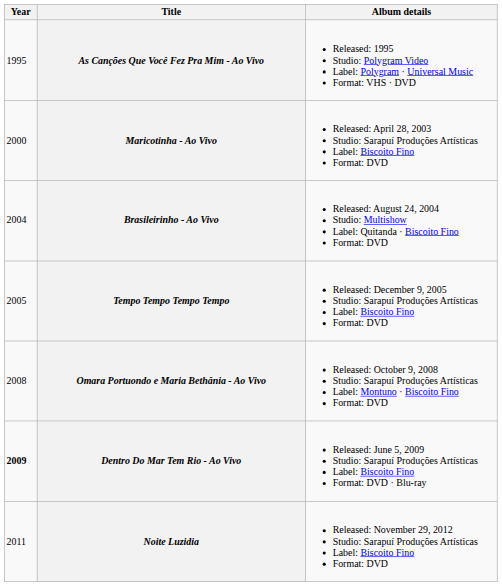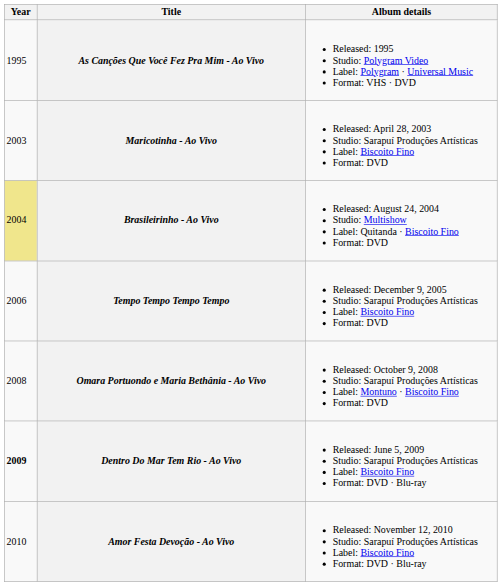(17, 140) 2000 -> (17, 140) 2003
(17, 220) no background -> (17, 220) khaki background
(17, 300) 2005 -> (17, 300) 2006
+ row: (171, 541)
- row: (171, 541)
